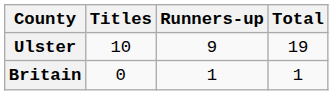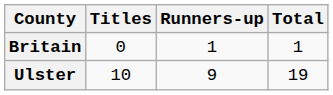rows swapped: (45, 47) <-> (45, 75)
